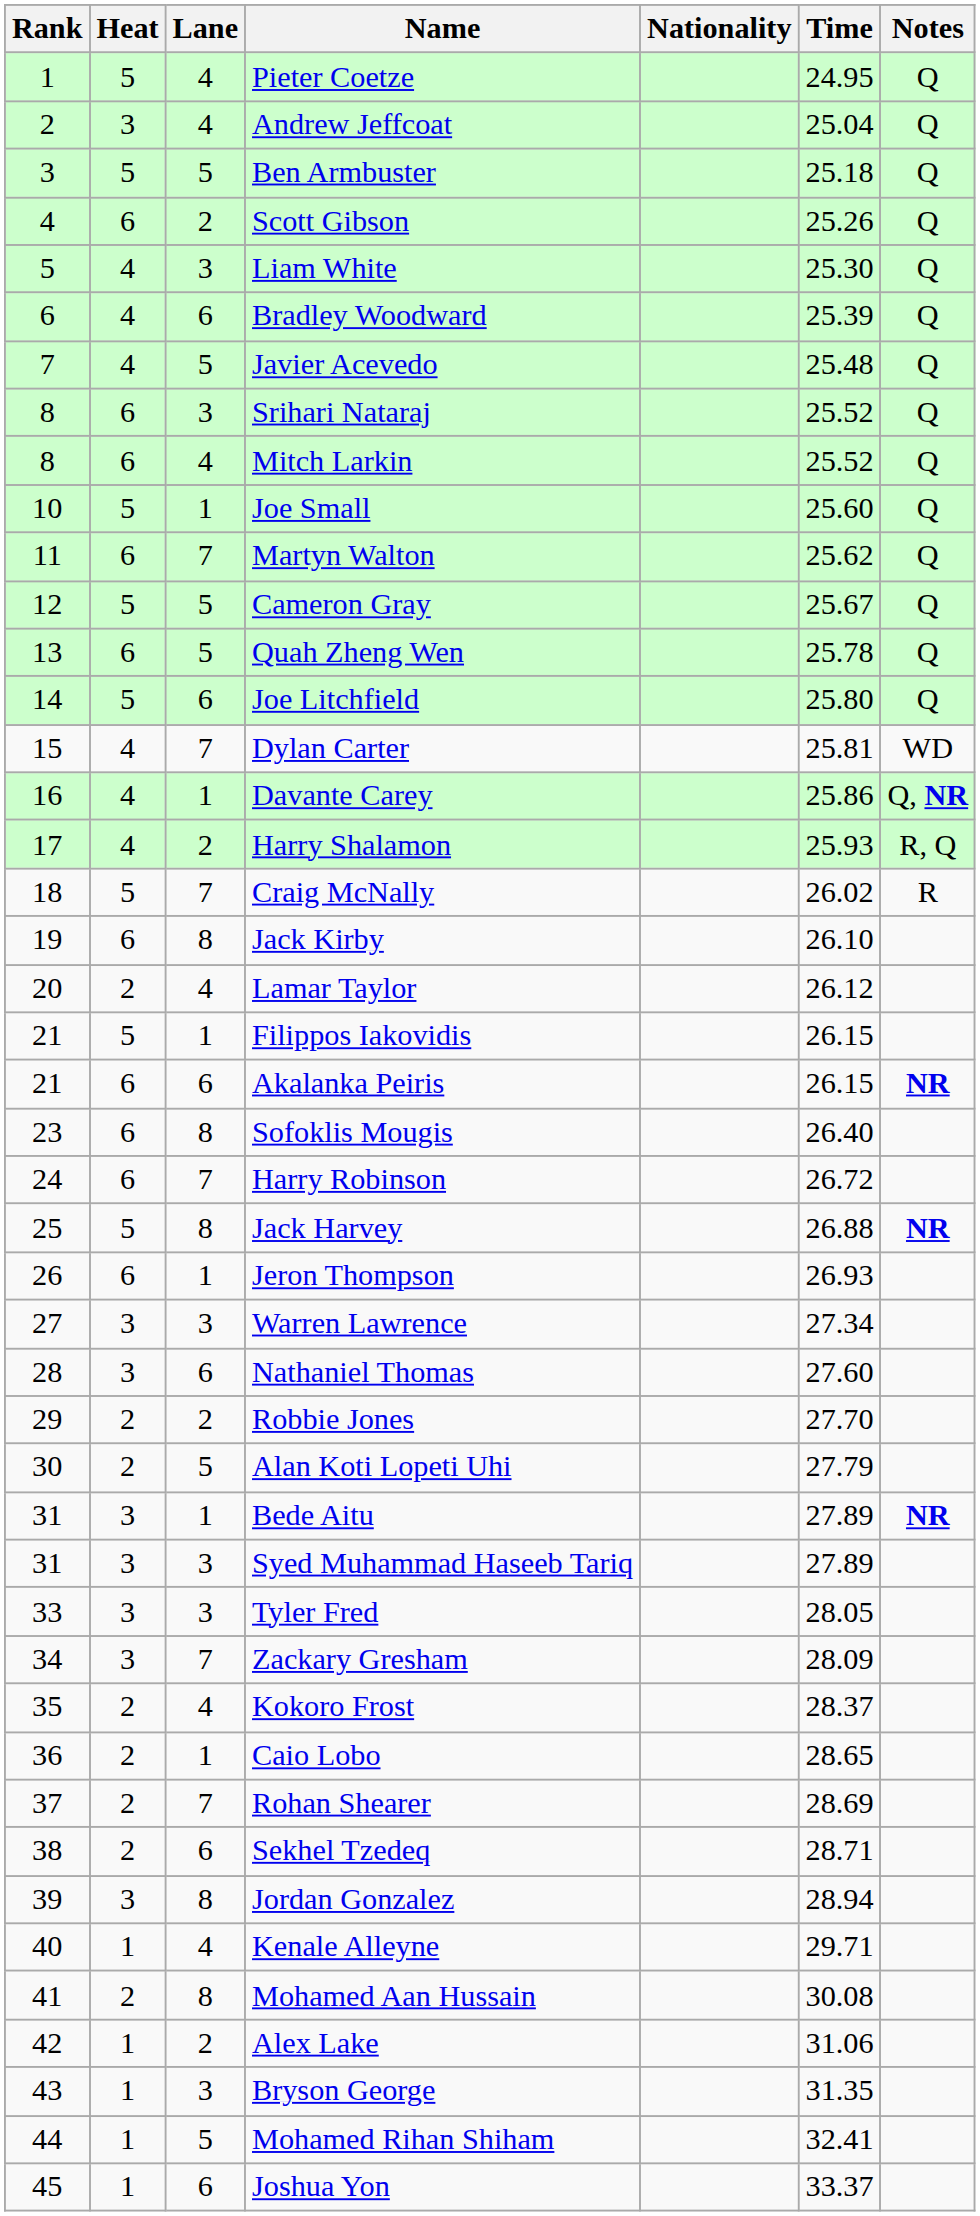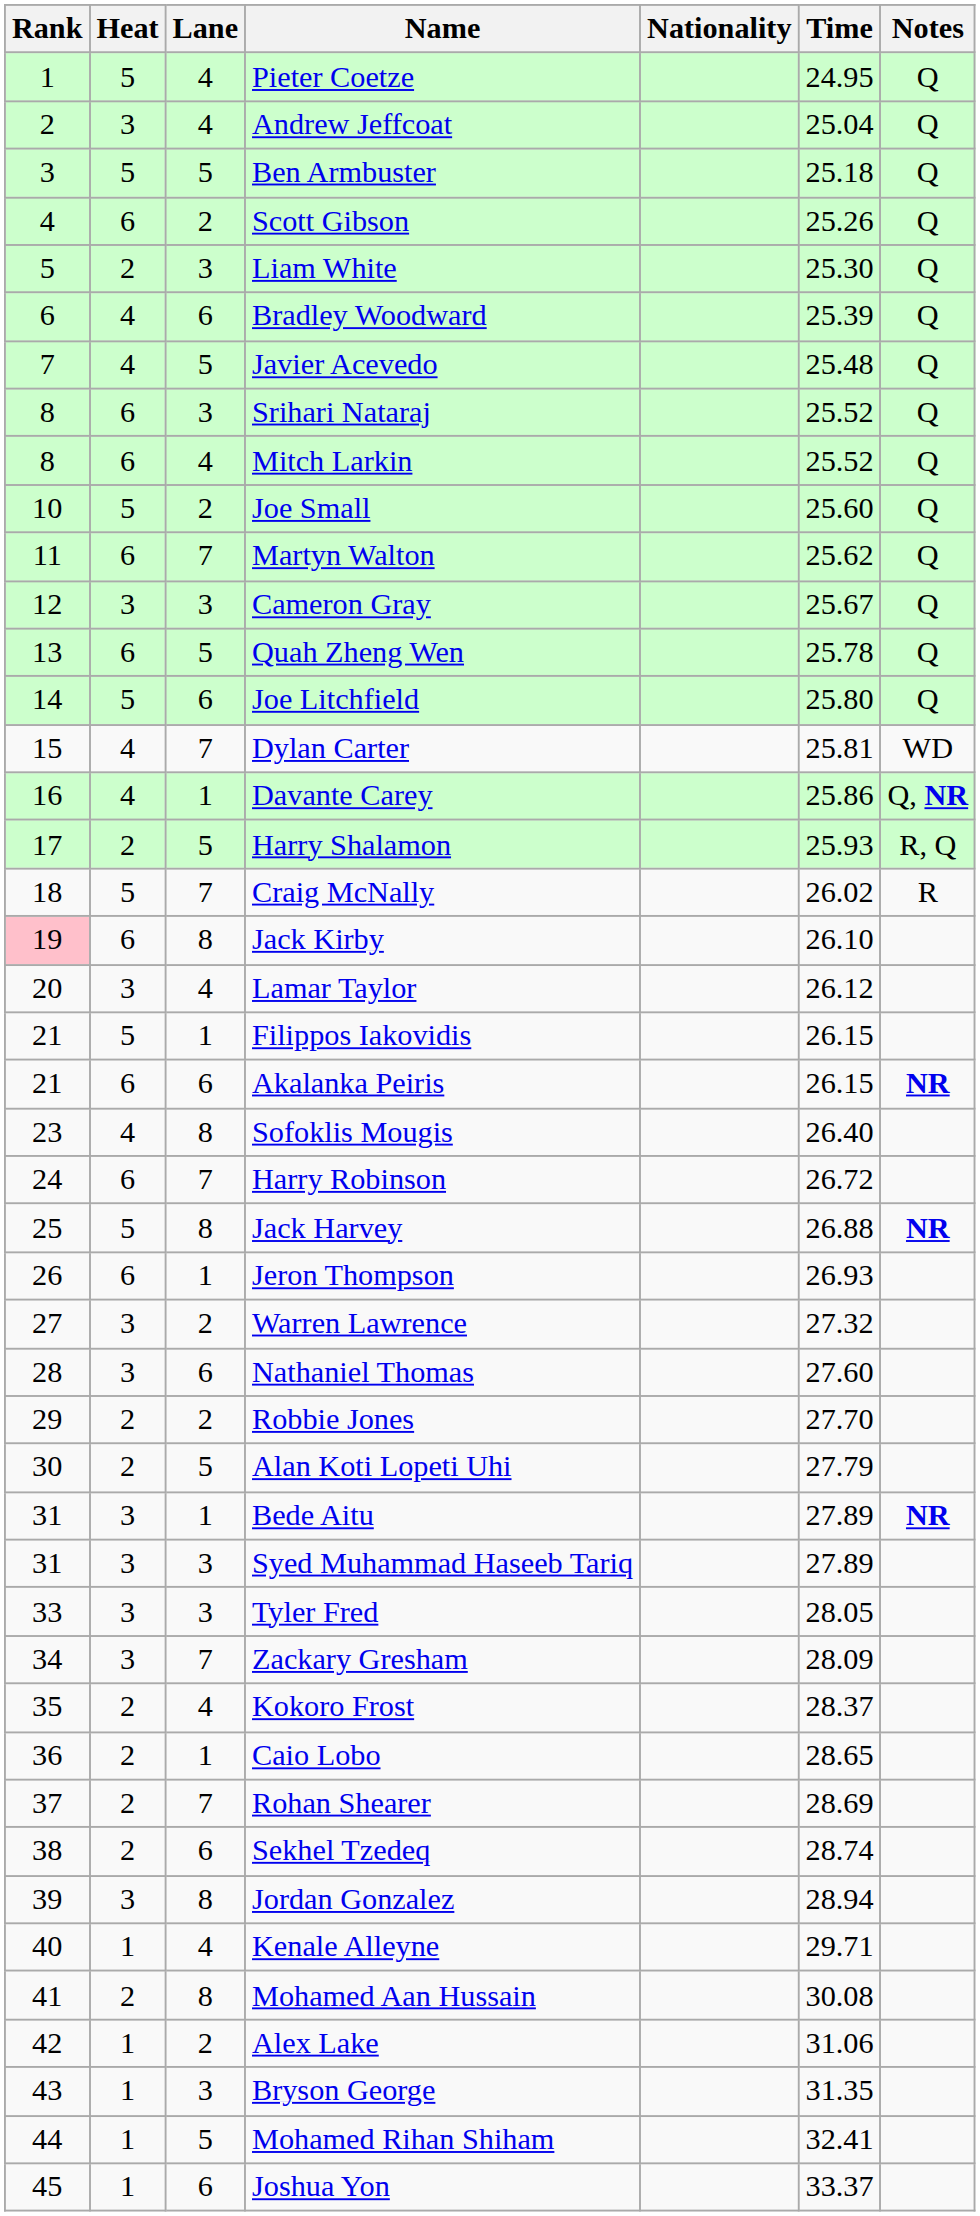(128, 268) 4 -> (128, 268) 2
(205, 508) 1 -> (205, 508) 2
(128, 603) 5 -> (128, 603) 3
(205, 603) 5 -> (205, 603) 3
(128, 843) 4 -> (128, 843) 2
(205, 843) 2 -> (205, 843) 5
(47, 939) no background -> (47, 939) pink background
(128, 987) 2 -> (128, 987) 3
(128, 1131) 6 -> (128, 1131) 4
(205, 1323) 3 -> (205, 1323) 2
(840, 1323) 27.34 -> (840, 1323) 27.32
(840, 1850) 28.71 -> (840, 1850) 28.74
